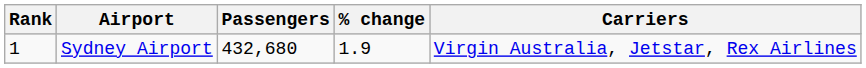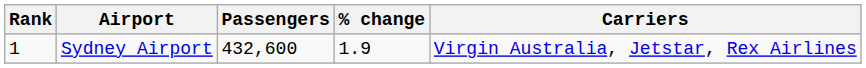(259, 49) 432,680 -> (259, 49) 432,600
